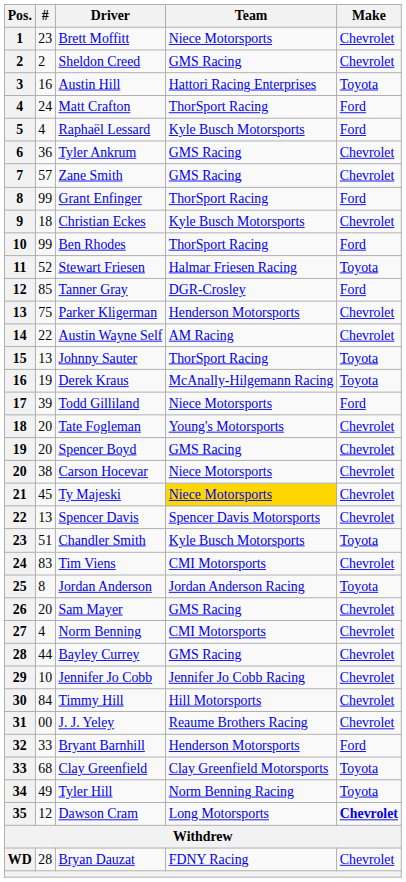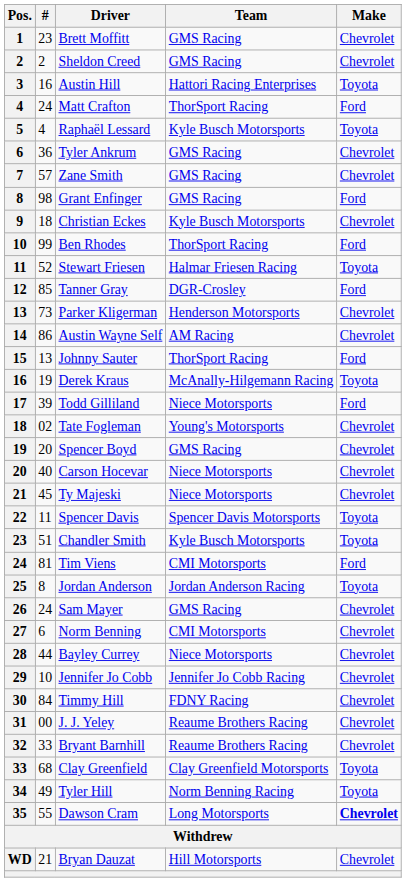(220, 38) Niece Motorsports -> (205, 38) GMS Racing
(353, 130) Ford -> (359, 130) Toyota
(45, 198) 99 -> (45, 198) 98
(218, 198) ThorSport Racing -> (205, 198) GMS Racing
(45, 312) 75 -> (45, 312) 73
(45, 335) 22 -> (45, 335) 86
(359, 358) Toyota -> (353, 358) Ford
(45, 426) 20 -> (45, 426) 02
(45, 472) 38 -> (45, 472) 40
(220, 495) gold background -> (220, 495) no background
(45, 517) 13 -> (45, 517) 11
(367, 517) Chevrolet -> (359, 517) Toyota
(45, 563) 83 -> (45, 563) 81
(367, 563) Chevrolet -> (353, 563) Ford
(45, 609) 20 -> (45, 609) 24
(42, 631) 4 -> (42, 631) 6
(205, 654) GMS Racing -> (220, 654) Niece Motorsports
(215, 700) Hill Motorsports -> (209, 700) FDNY Racing
(234, 745) Henderson Motorsports -> (238, 745) Reaume Brothers Racing
(353, 745) Ford -> (367, 745) Chevrolet
(45, 814) 12 -> (45, 814) 55
(45, 859) 28 -> (45, 859) 21
(209, 859) FDNY Racing -> (215, 859) Hill Motorsports
